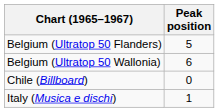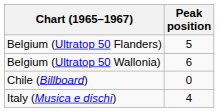(189, 98) 1 -> (189, 98) 4
